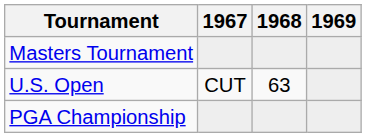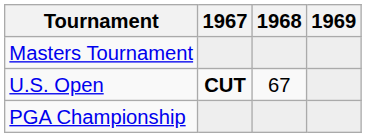(225, 85) normal -> (225, 85) bold
(279, 85) 63 -> (279, 85) 67
